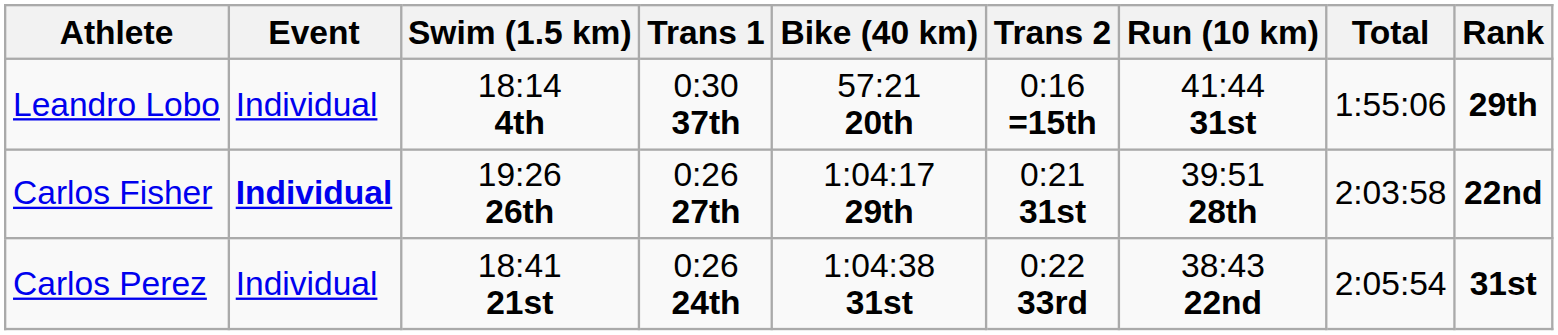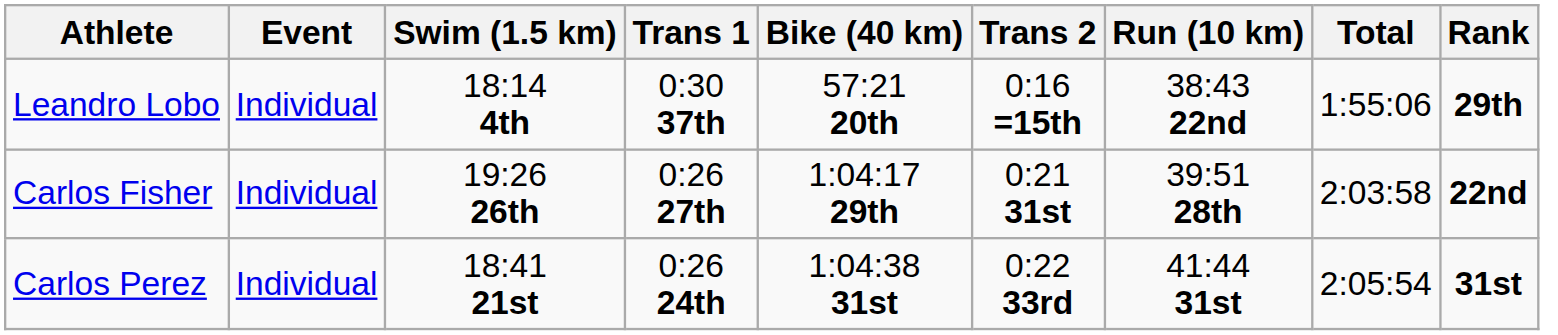(1223, 104) 41:44 31st -> (1208, 104) 38:43 22nd
(314, 194) bold -> (307, 194) normal
(1223, 284) 38:43 22nd -> (1208, 284) 41:44 31st
